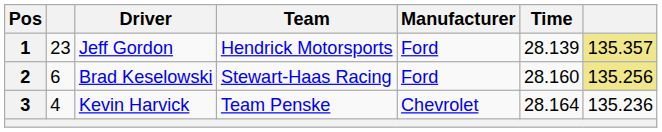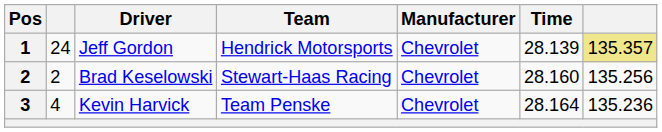(60, 48) 23 -> (60, 48) 24
(420, 48) Ford -> (440, 48) Chevrolet
(55, 76) 6 -> (55, 76) 2
(420, 76) Ford -> (440, 76) Chevrolet
(620, 76) khaki background -> (620, 76) no background
